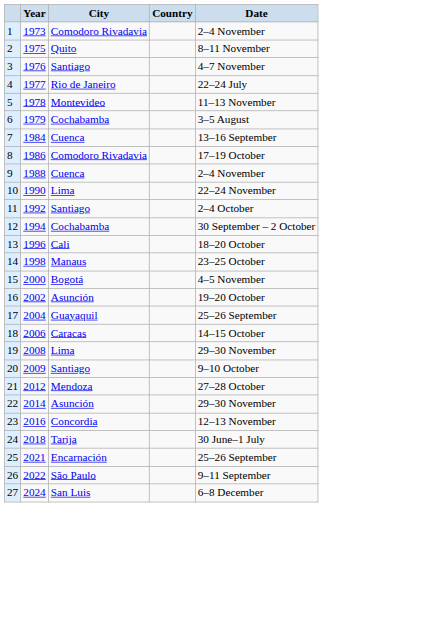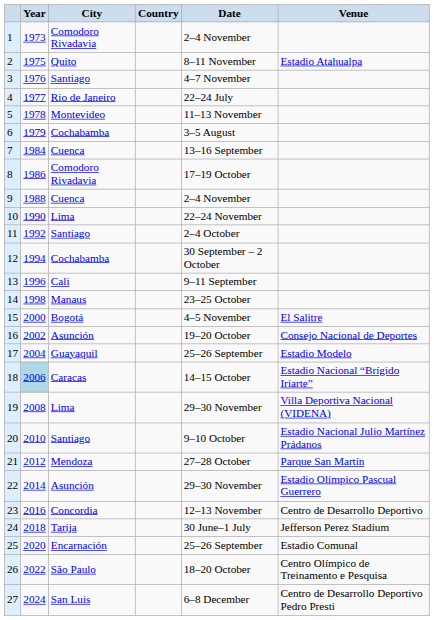+ column: (354, 13)
(231, 244) 18–20 October -> (220, 282) 9–11 September
(34, 333) no background -> (34, 377) lightblue background
(34, 368) 2009 -> (34, 437) 2010
(34, 457) 2021 -> (34, 545) 2020
(234, 475) 9–11 September -> (217, 569) 18–20 October
